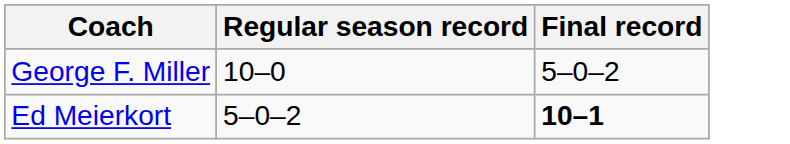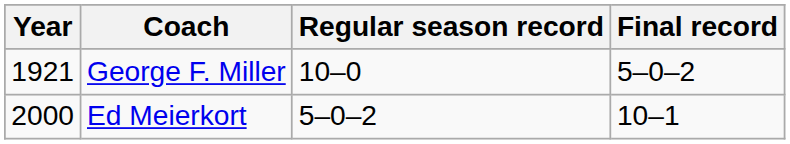+ column: (43, 26)
(573, 116) bold -> (648, 116) normal
